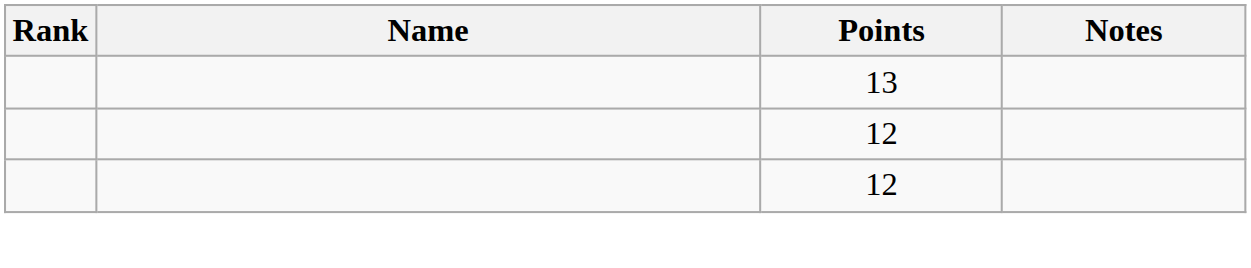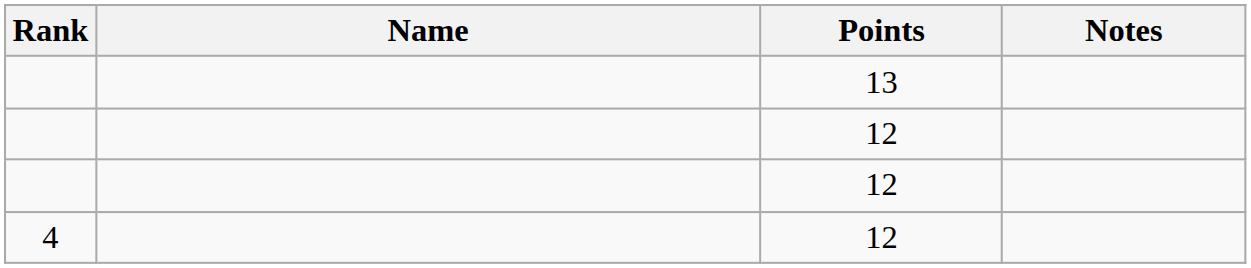+ row: (50, 236)
